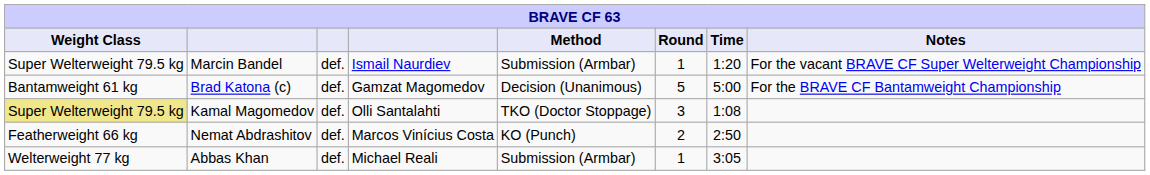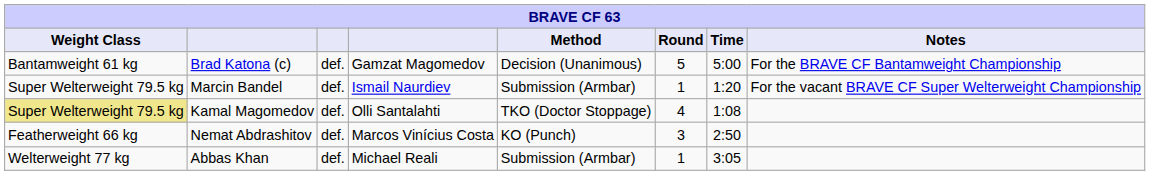rows swapped: (236, 63) <-> (241, 87)
(681, 111) 3 -> (681, 111) 4
(681, 134) 2 -> (681, 134) 3
